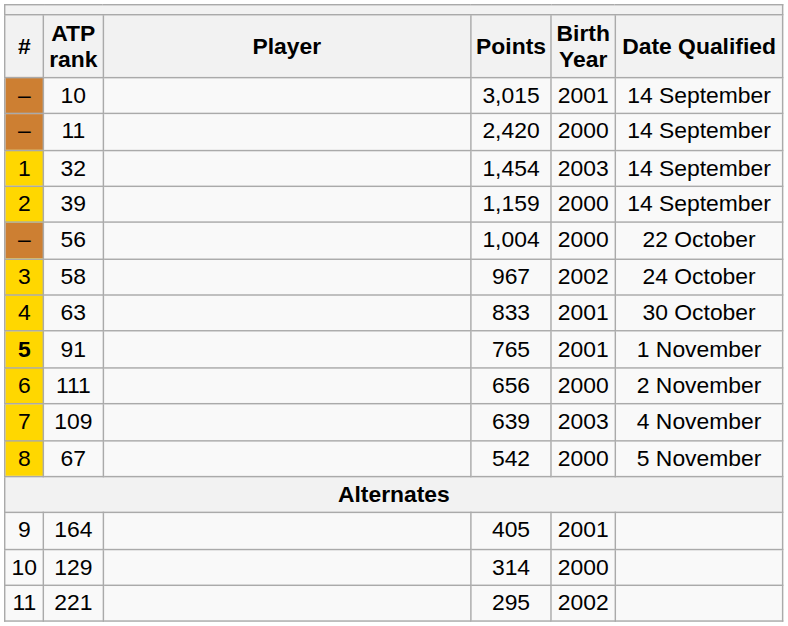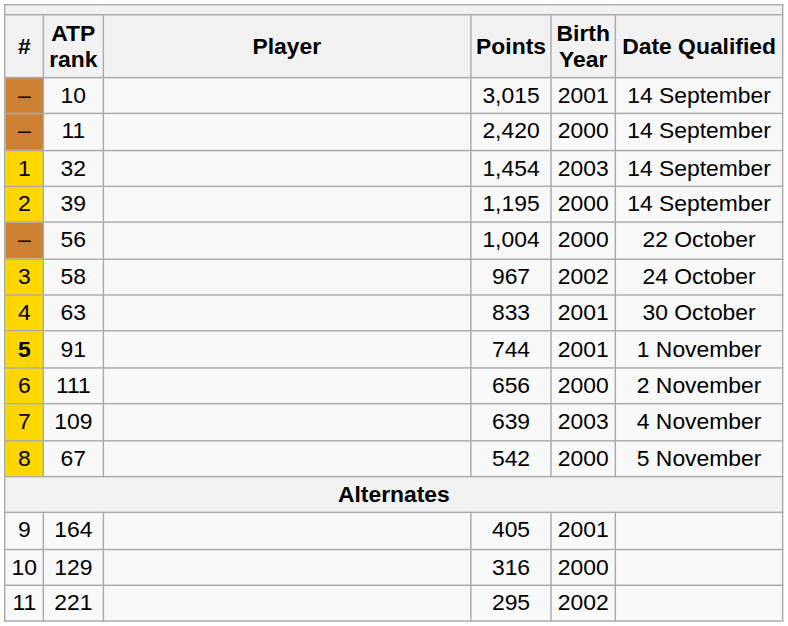(511, 204) 1,159 -> (511, 204) 1,195
(511, 349) 765 -> (511, 349) 744
(511, 566) 314 -> (511, 566) 316
